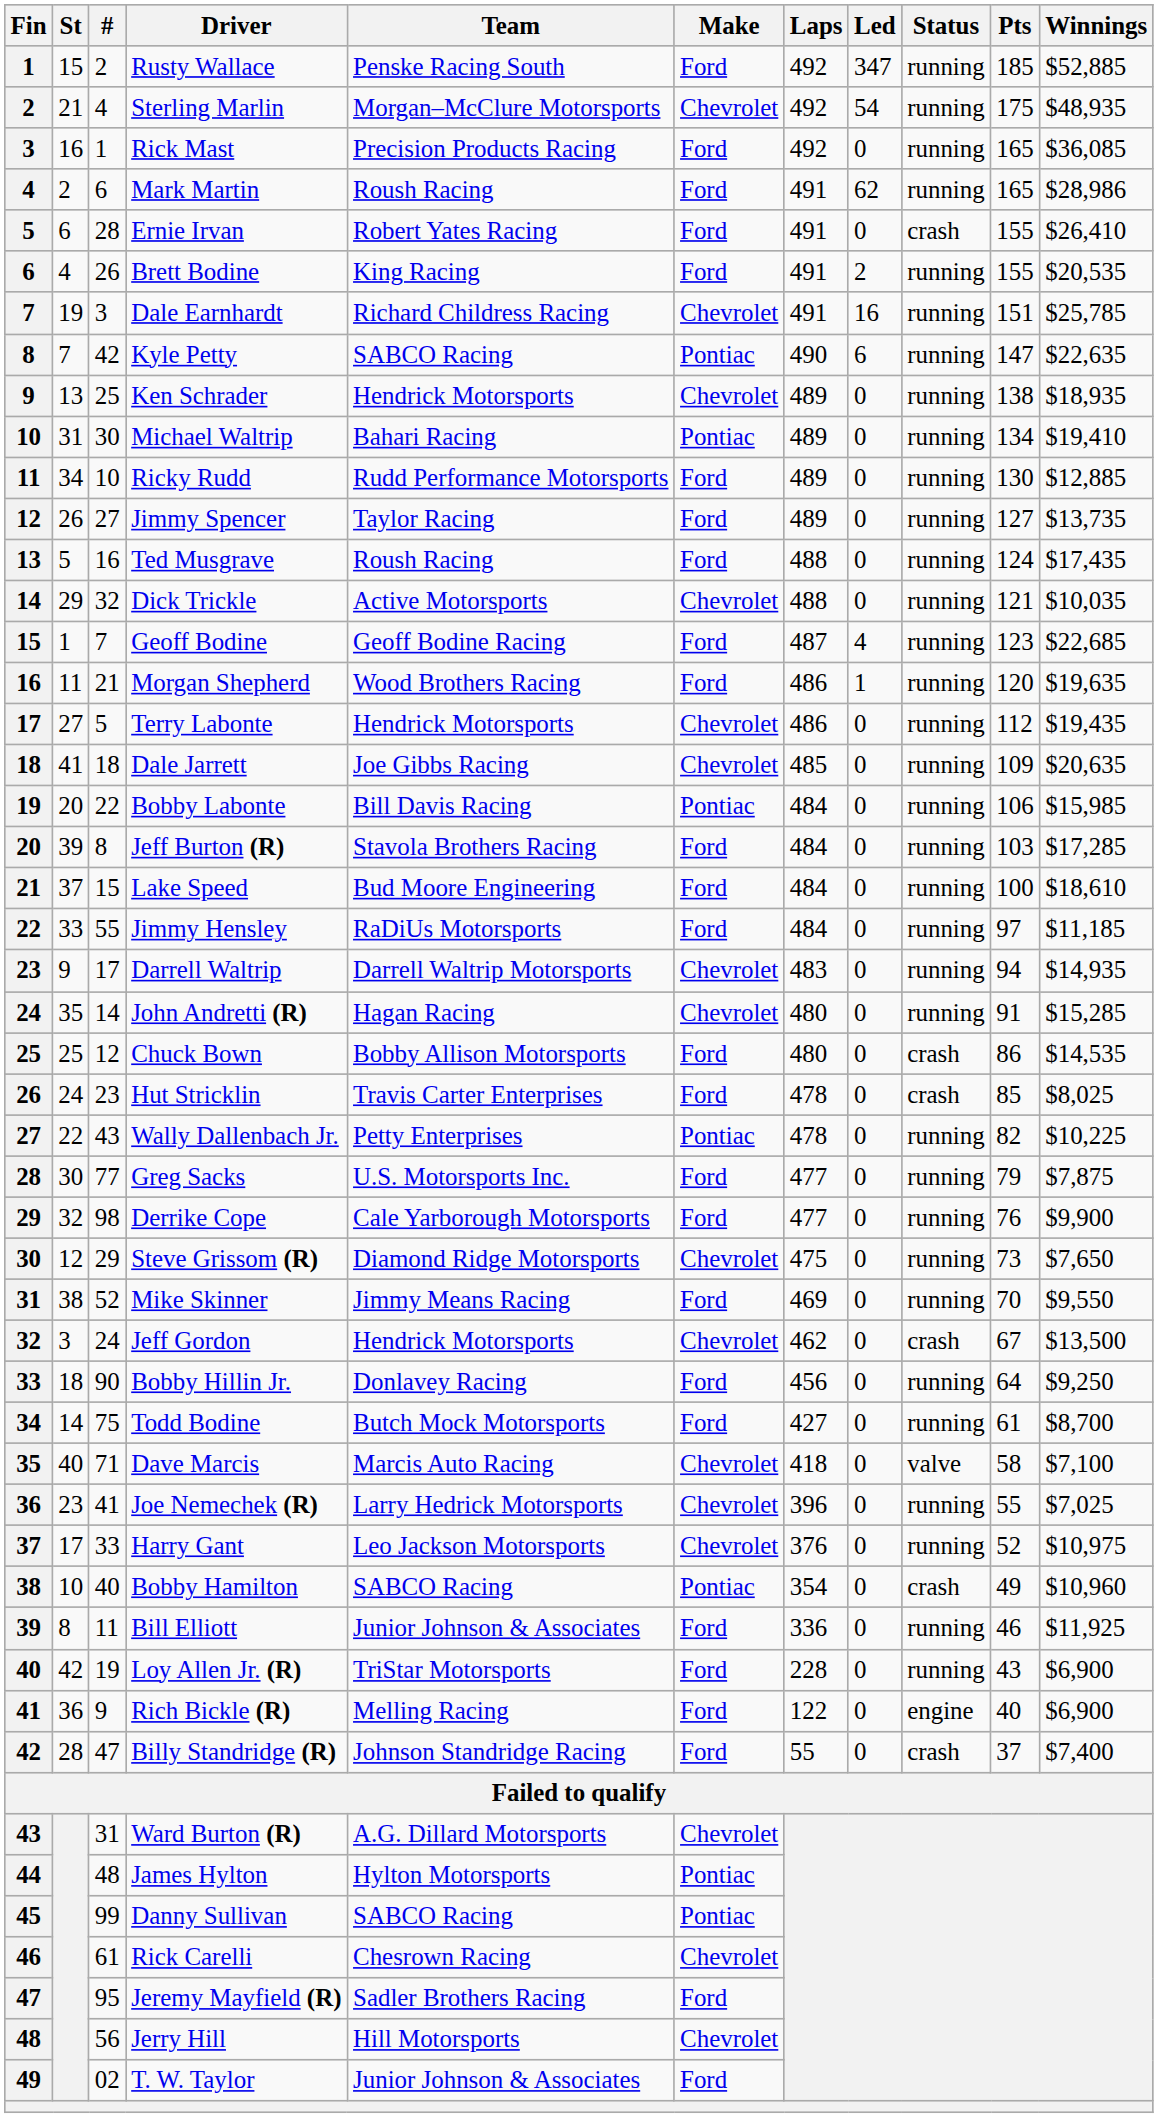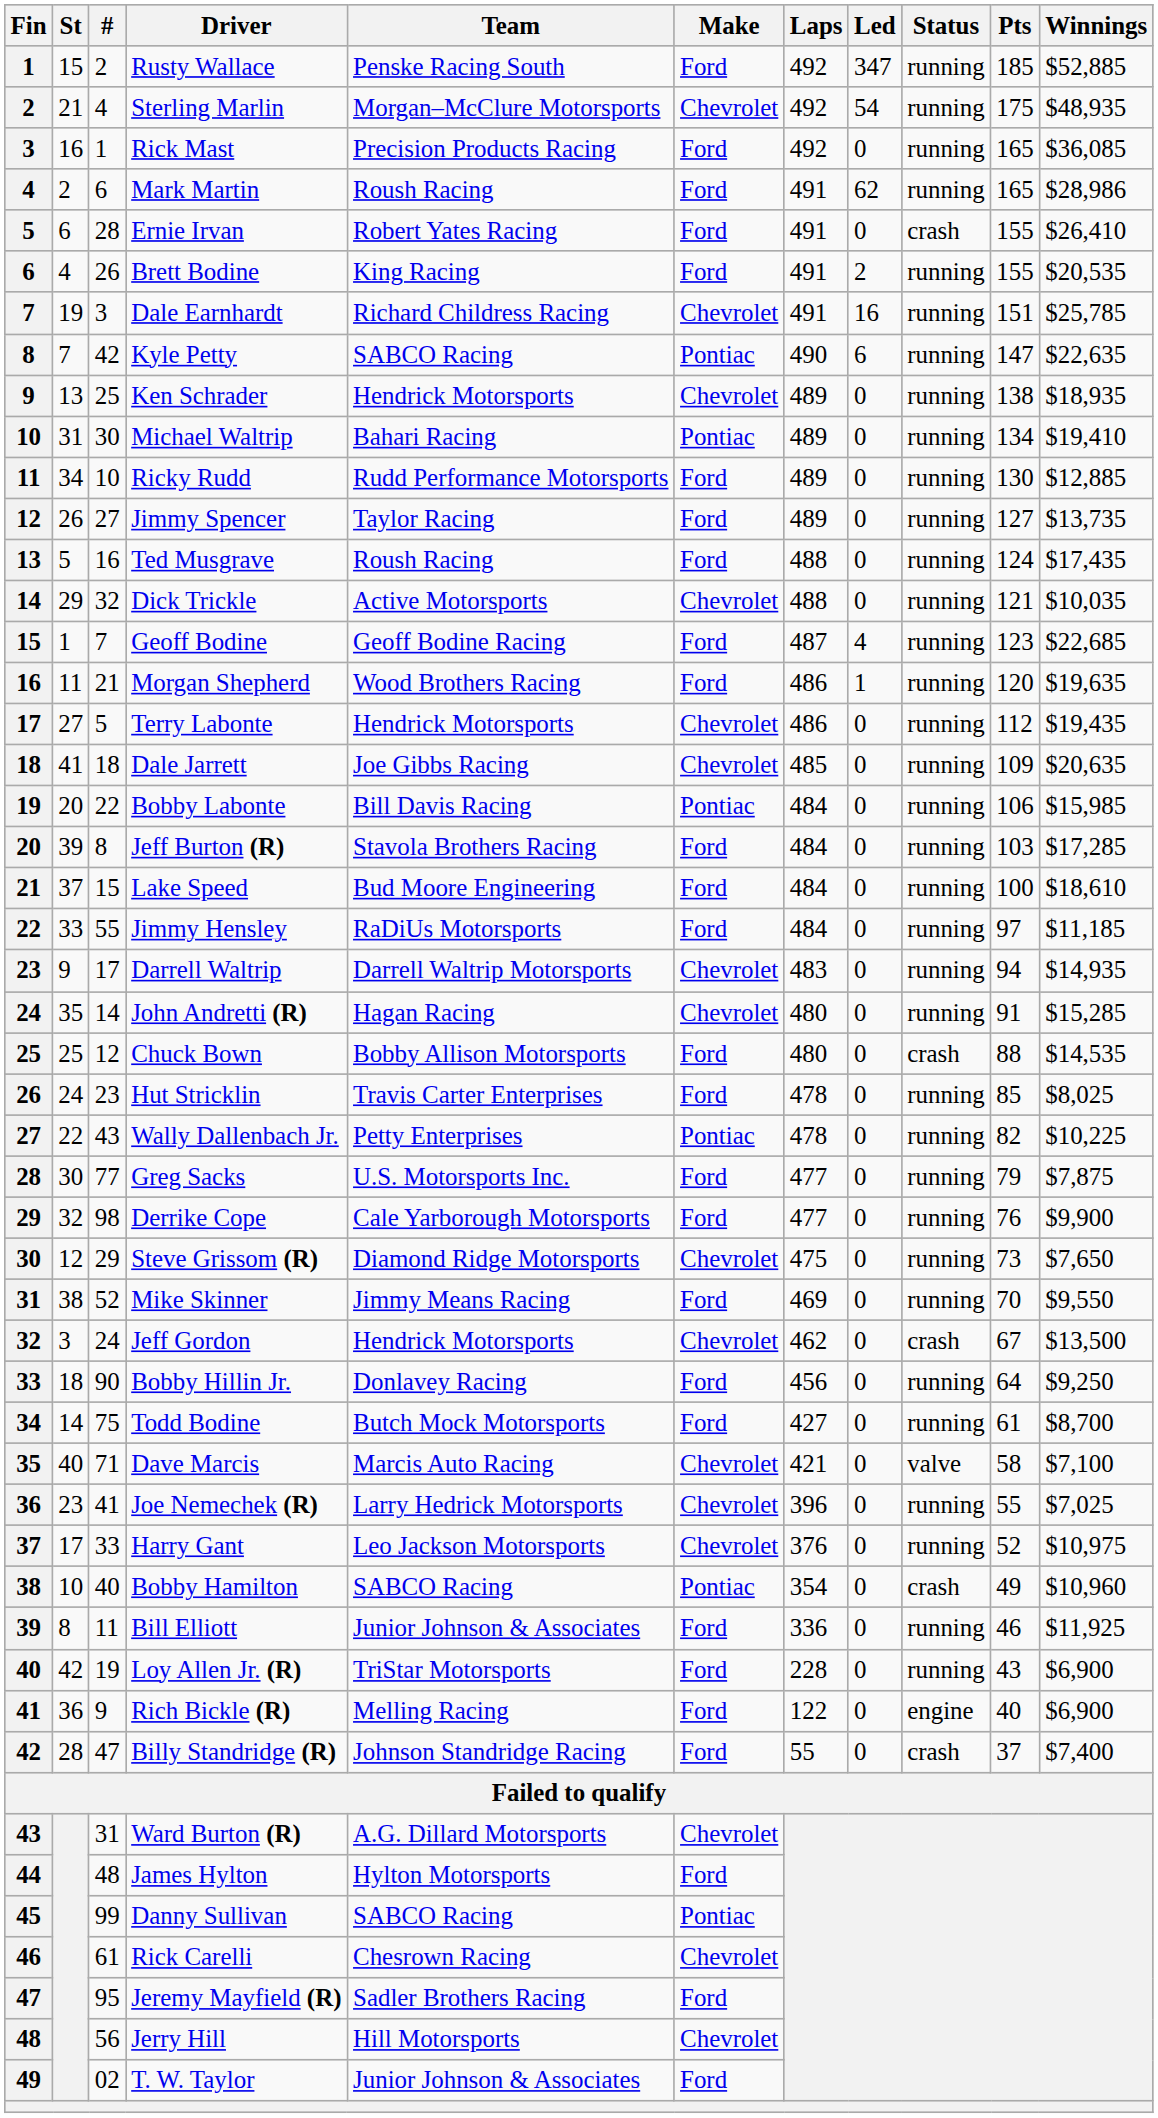(1009, 1052) 86 -> (1009, 1052) 88
(933, 1093) crash -> (946, 1093) running
(809, 1463) 418 -> (809, 1463) 421
(717, 1874) Pontiac -> (704, 1874) Ford
